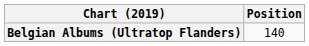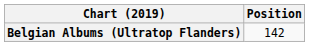(274, 32) 140 -> (274, 32) 142
